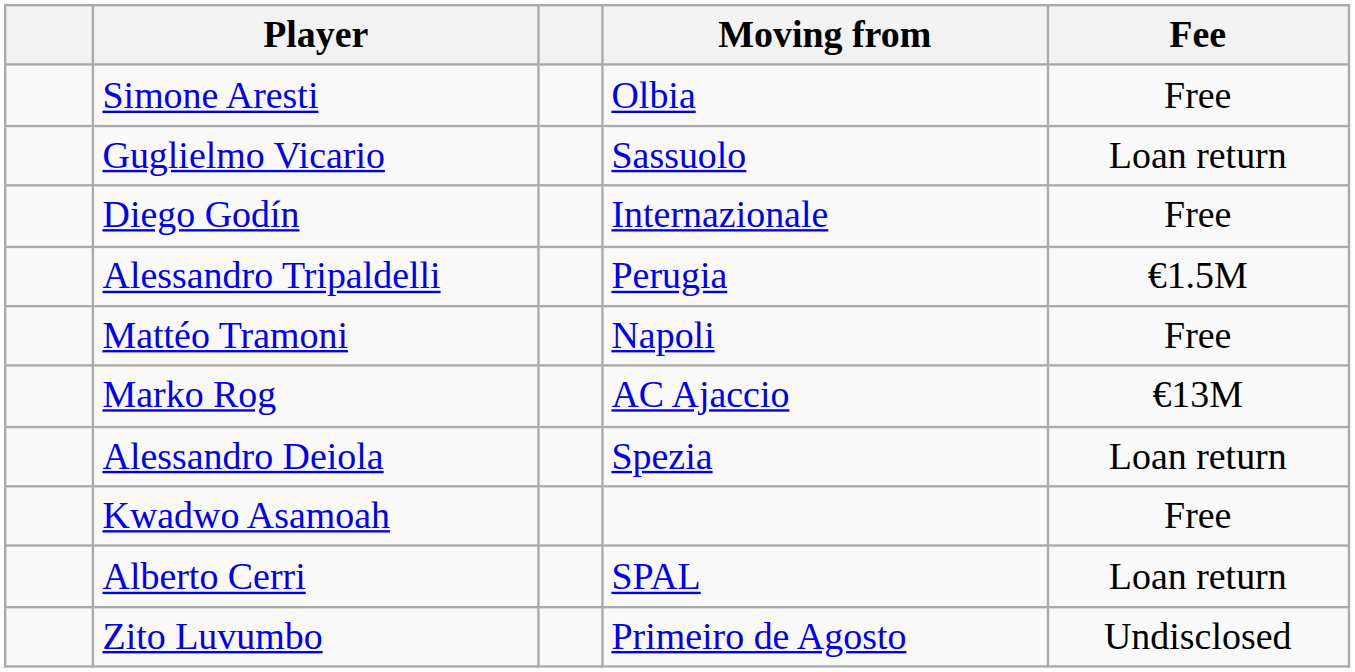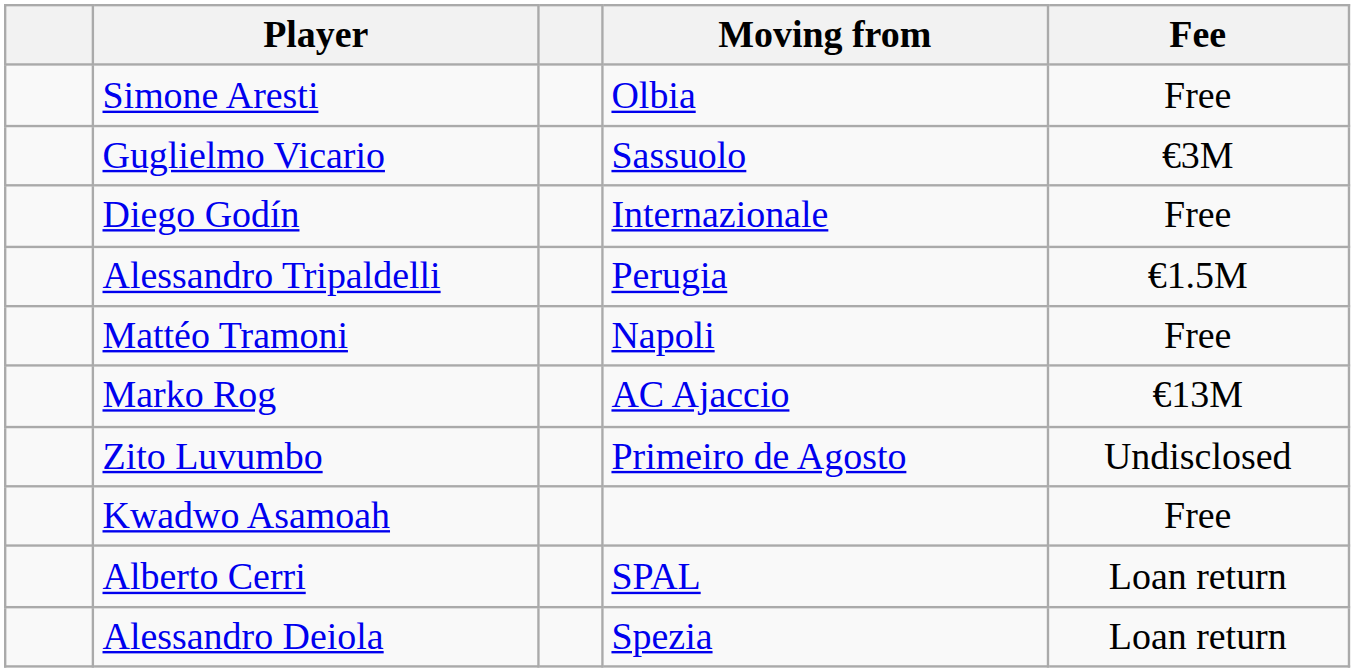(1198, 154) Loan return -> (1198, 154) €3M
rows swapped: (243, 455) <-> (213, 635)
